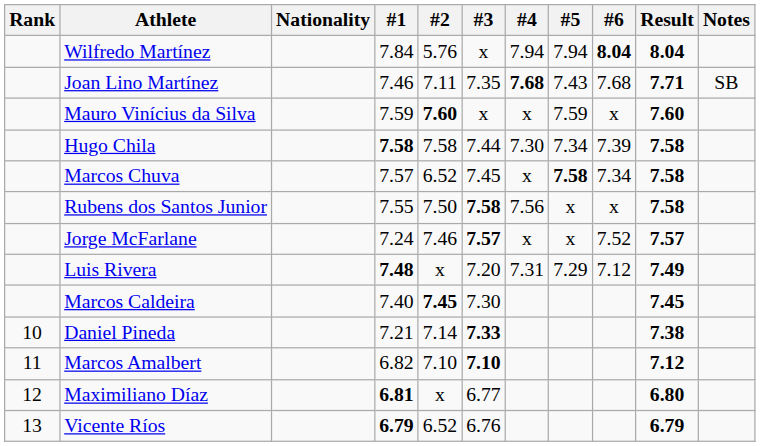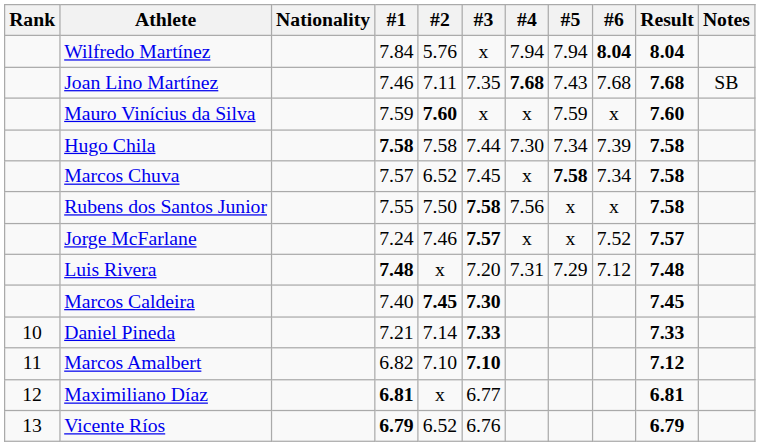(667, 82) 7.71 -> (667, 82) 7.68
(667, 269) 7.49 -> (667, 269) 7.48
(483, 301) normal -> (483, 301) bold
(667, 332) 7.38 -> (667, 332) 7.33
(667, 394) 6.80 -> (667, 394) 6.81
